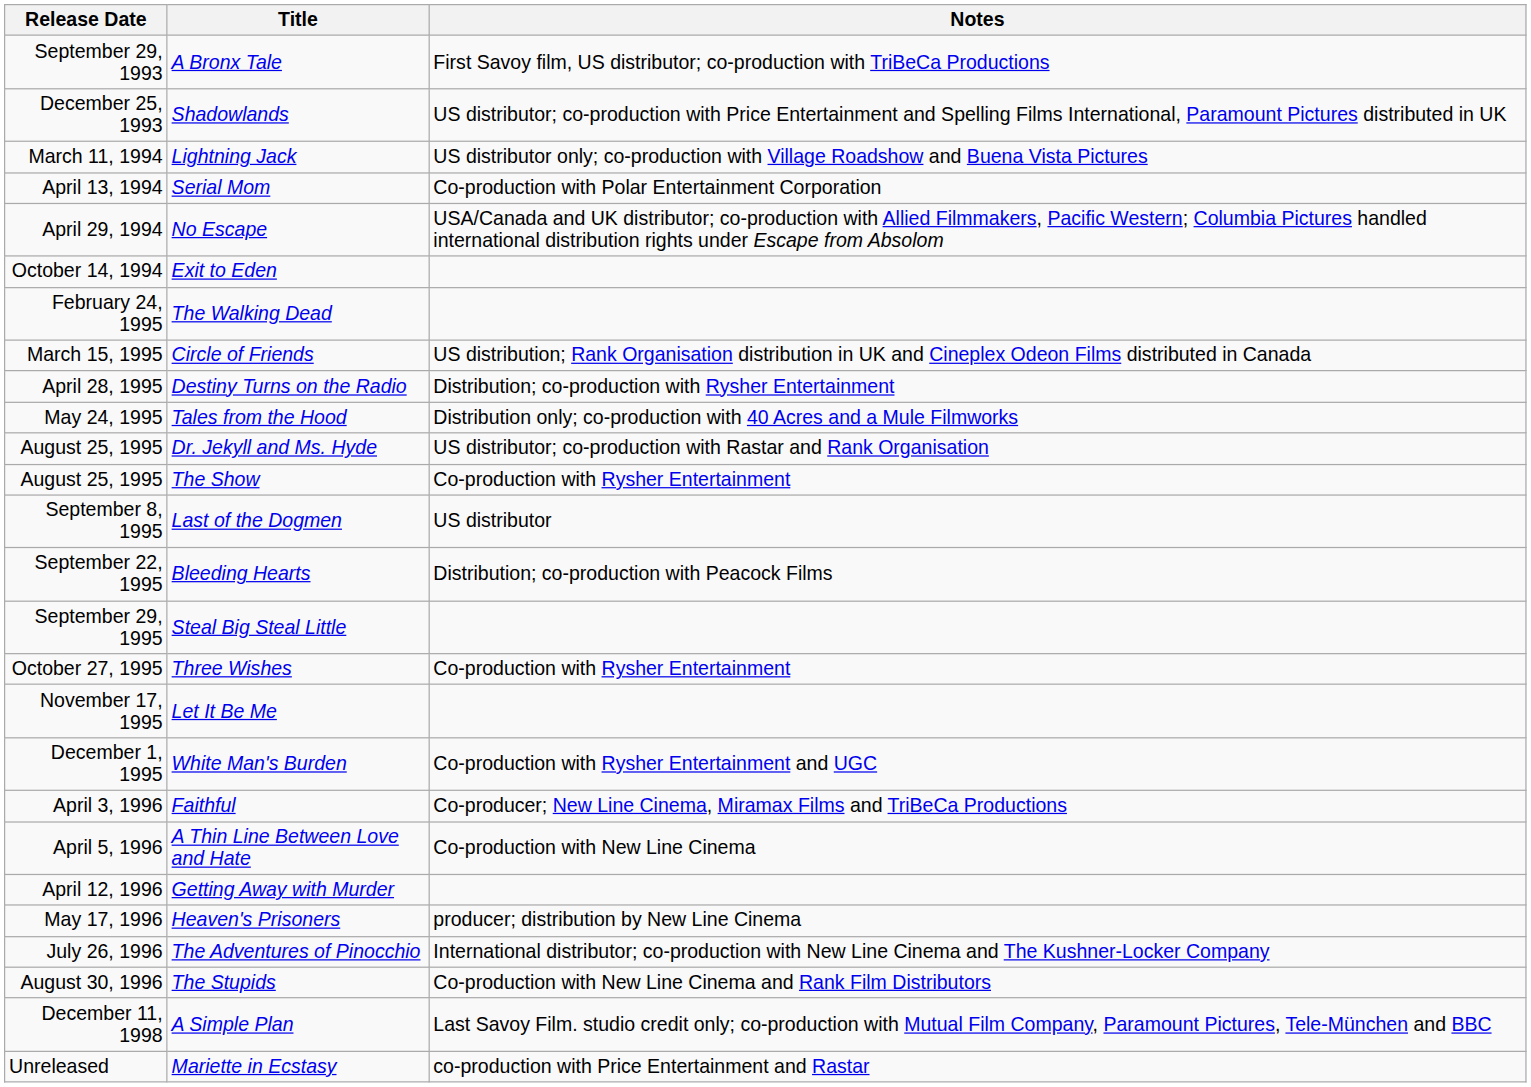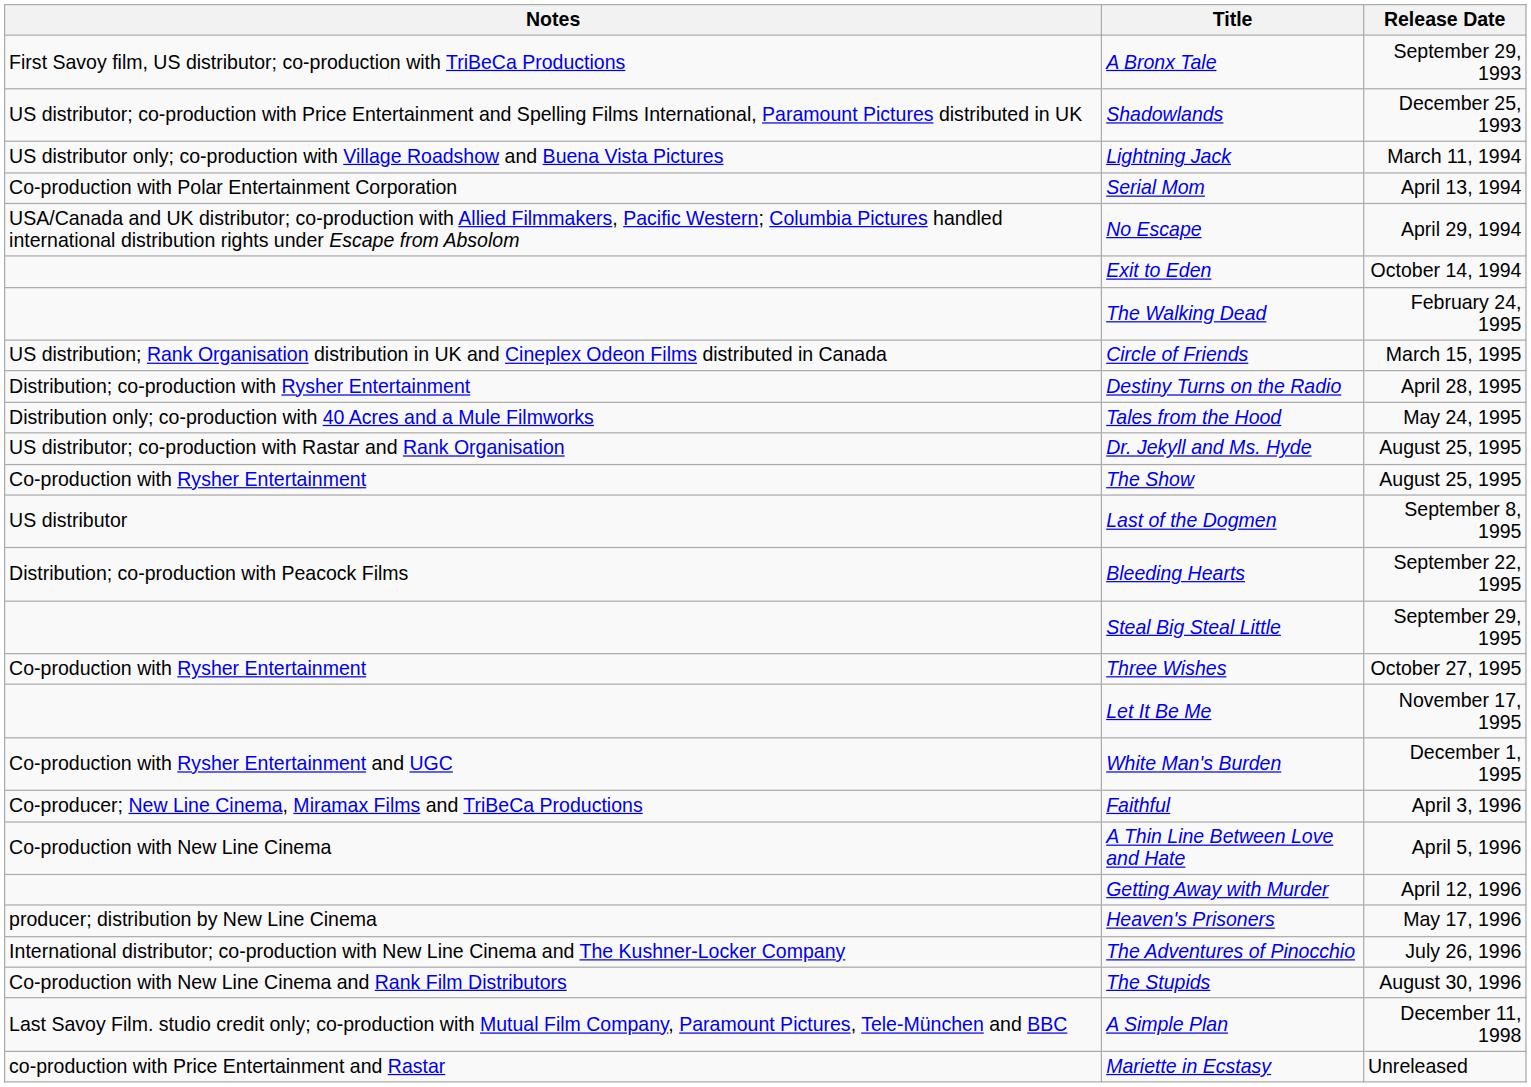columns swapped: (86, 19) <-> (977, 19)
